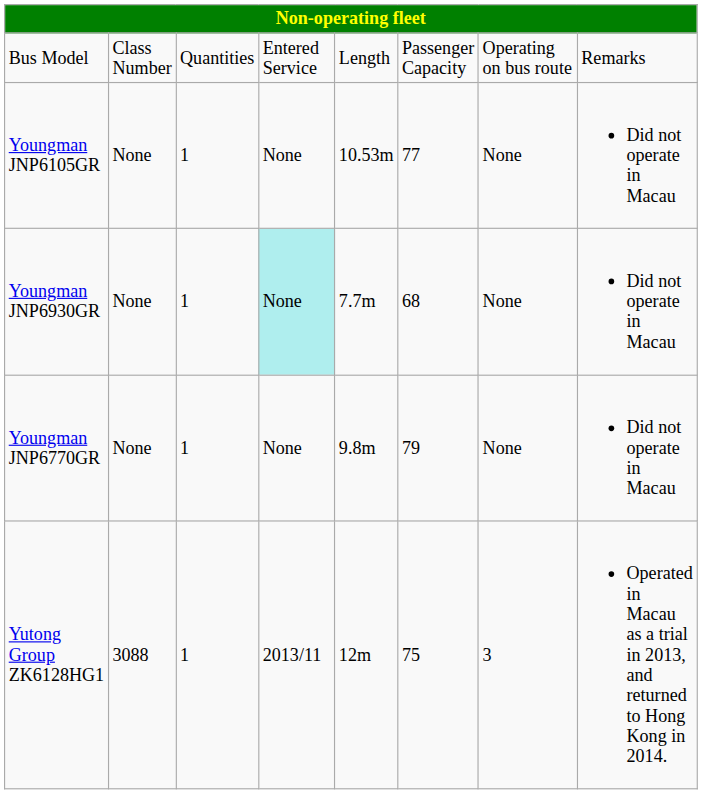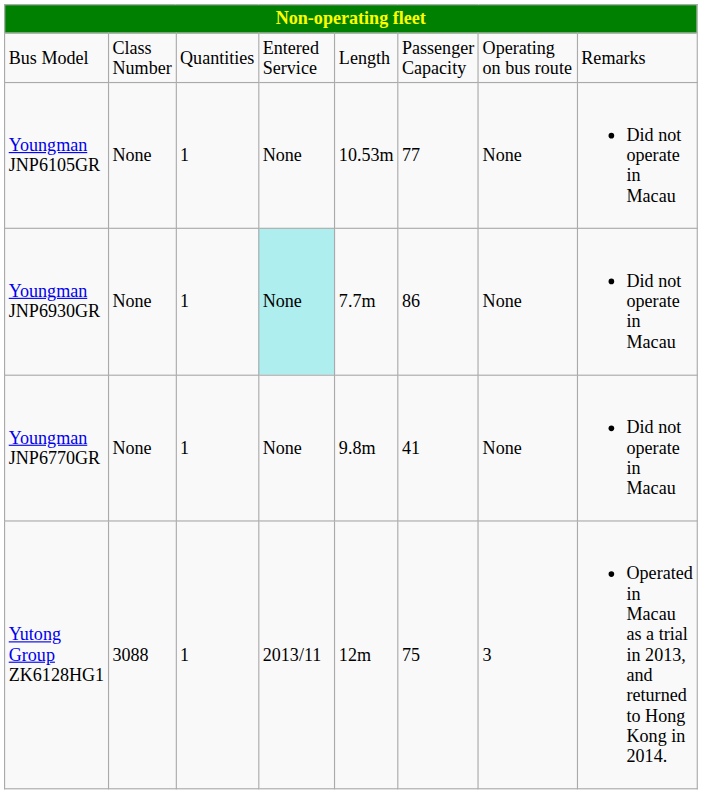(411, 301) 68 -> (411, 301) 86
(411, 447) 79 -> (411, 447) 41
